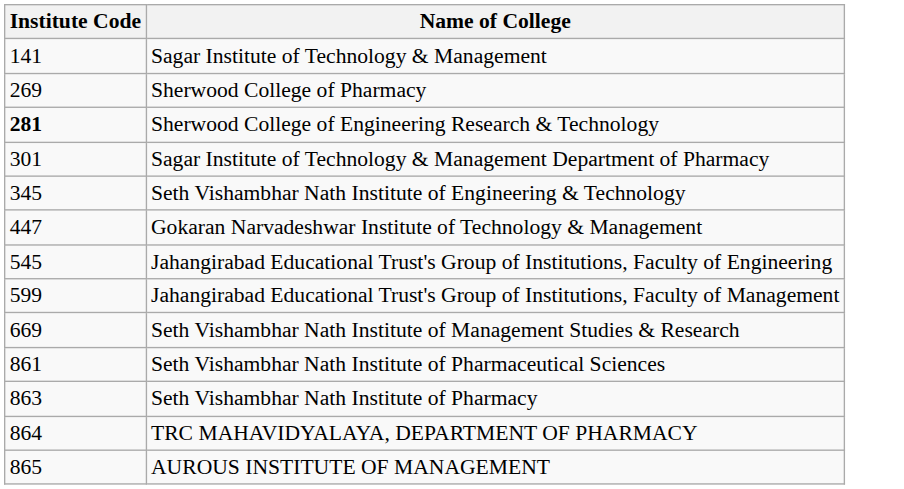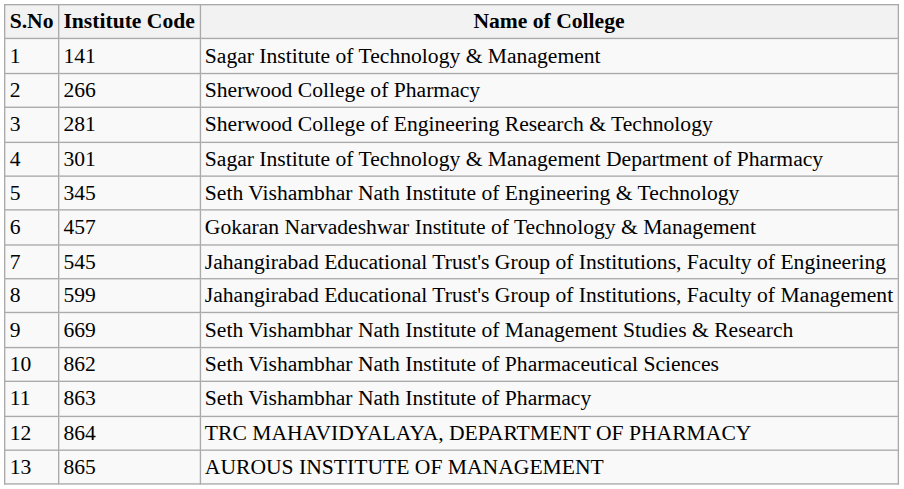+ column: (32, 21)
(26, 90) 269 -> (80, 90) 266
(26, 124) bold -> (80, 124) normal
(26, 227) 447 -> (80, 227) 457
(26, 364) 861 -> (80, 364) 862
